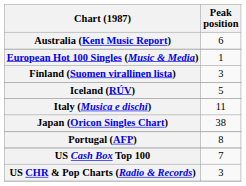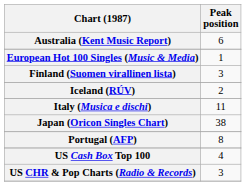(221, 90) 5 -> (221, 90) 2
(221, 156) 7 -> (221, 156) 4
